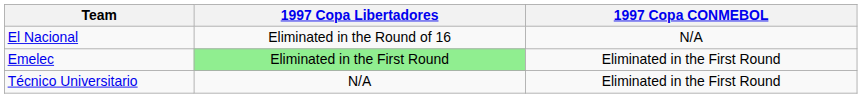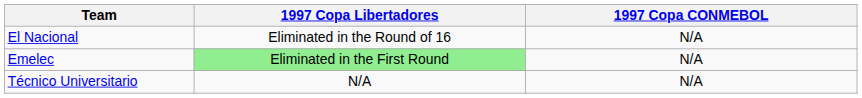(691, 59) Eliminated in the First Round -> (691, 59) N/A
(691, 81) Eliminated in the First Round -> (691, 81) N/A
